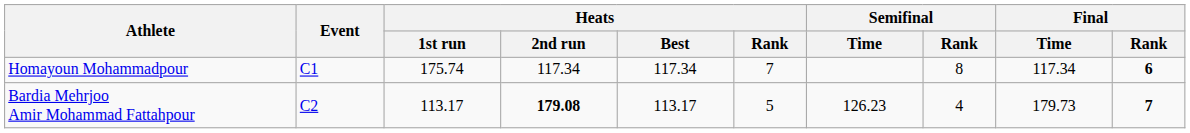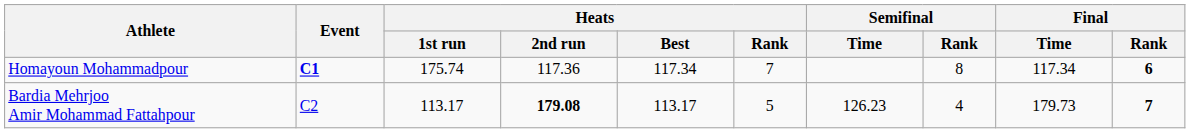(309, 70) normal -> (309, 70) bold
(558, 70) 117.34 -> (558, 70) 117.36
